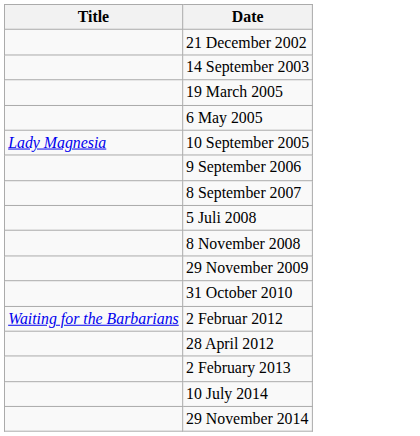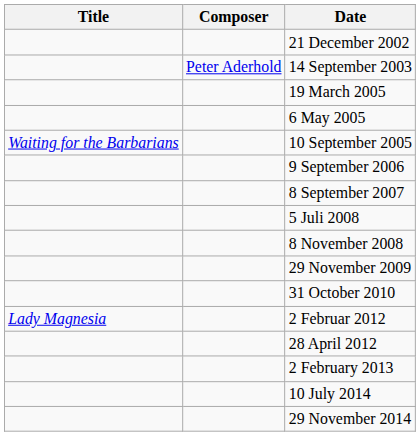+ column: (234, 17)
(57, 142) Lady Magnesia -> (93, 142) Waiting for the Barbarians
(93, 318) Waiting for the Barbarians -> (57, 318) Lady Magnesia
